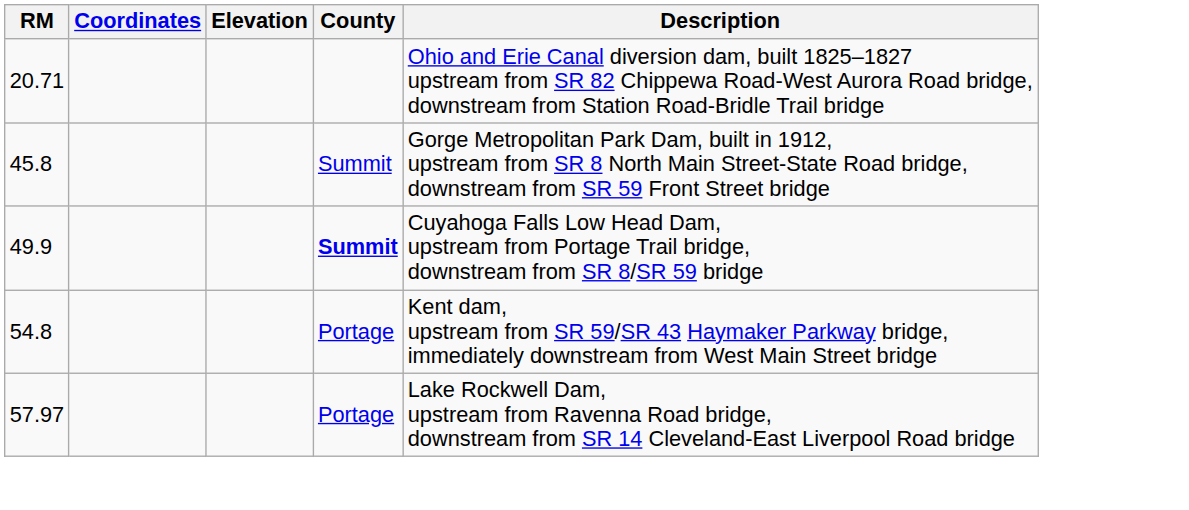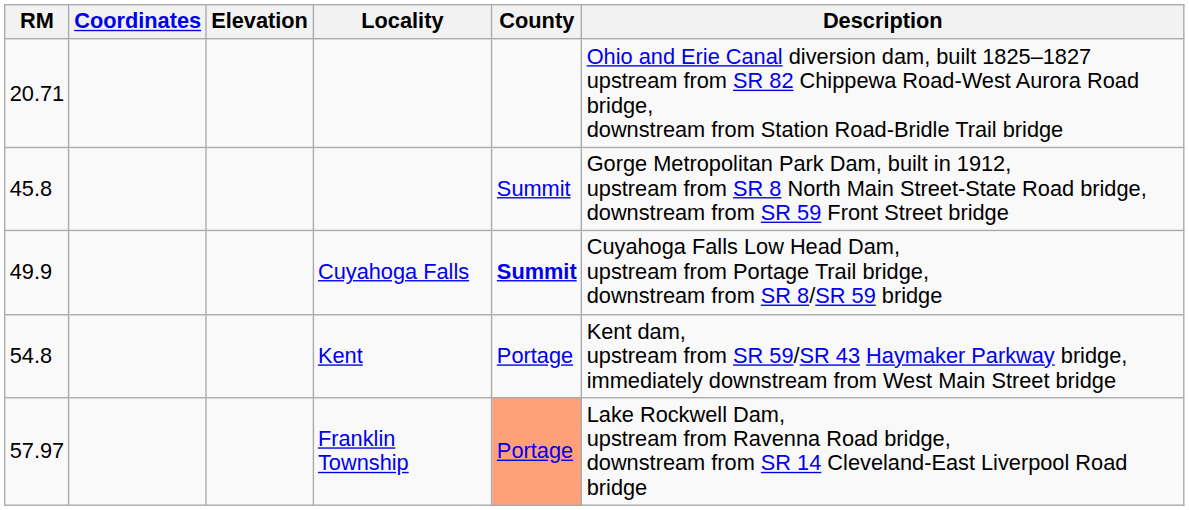+ column: (402, 21)
(356, 414) no background -> (535, 451) lightsalmon background
